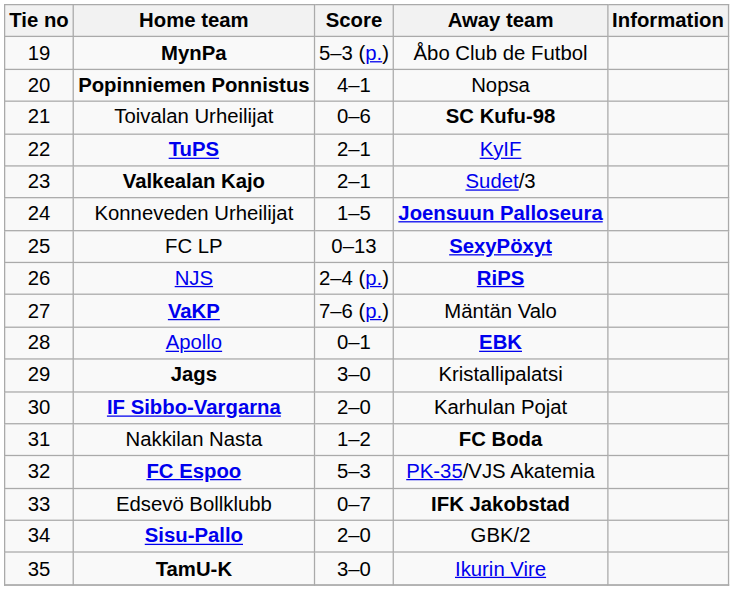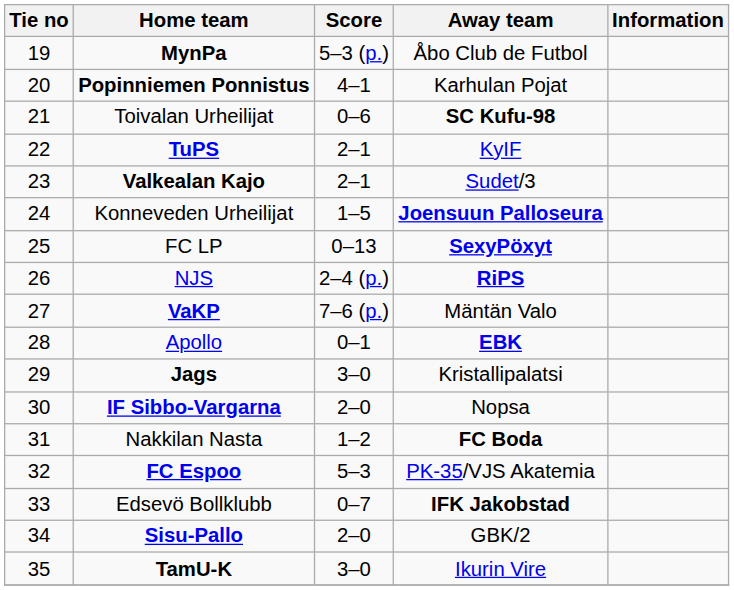(501, 85) Nopsa -> (501, 85) Karhulan Pojat
(501, 407) Karhulan Pojat -> (501, 407) Nopsa
